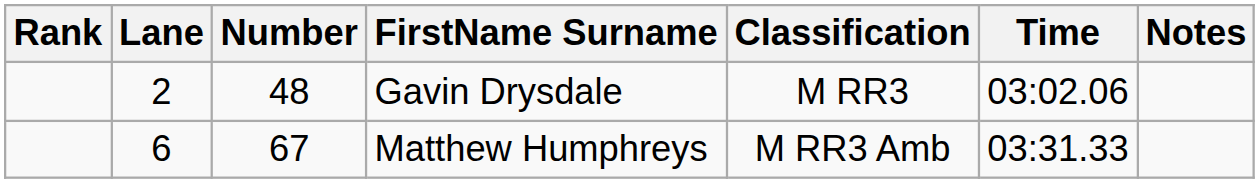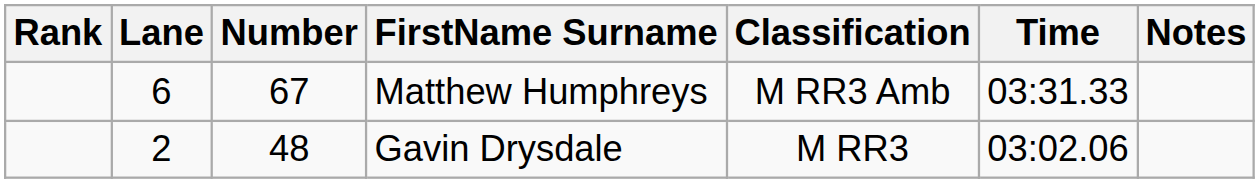rows swapped: (499, 90) <-> (541, 148)
